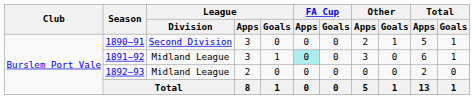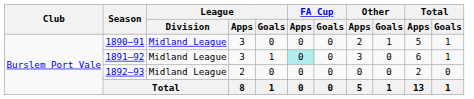(190, 42) Second Division -> (188, 42) Midland League
